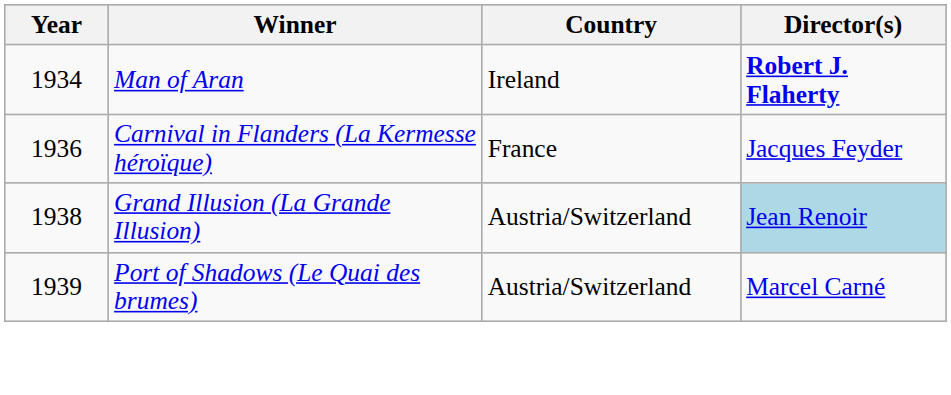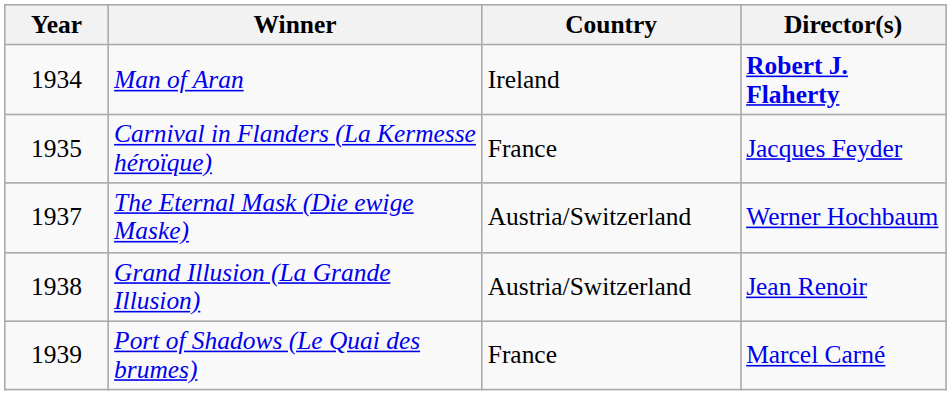(57, 148) 1936 -> (57, 148) 1935
+ row: (264, 217)
(807, 217) lightblue background -> (807, 286) no background
(589, 286) Austria/Switzerland -> (522, 355) France
